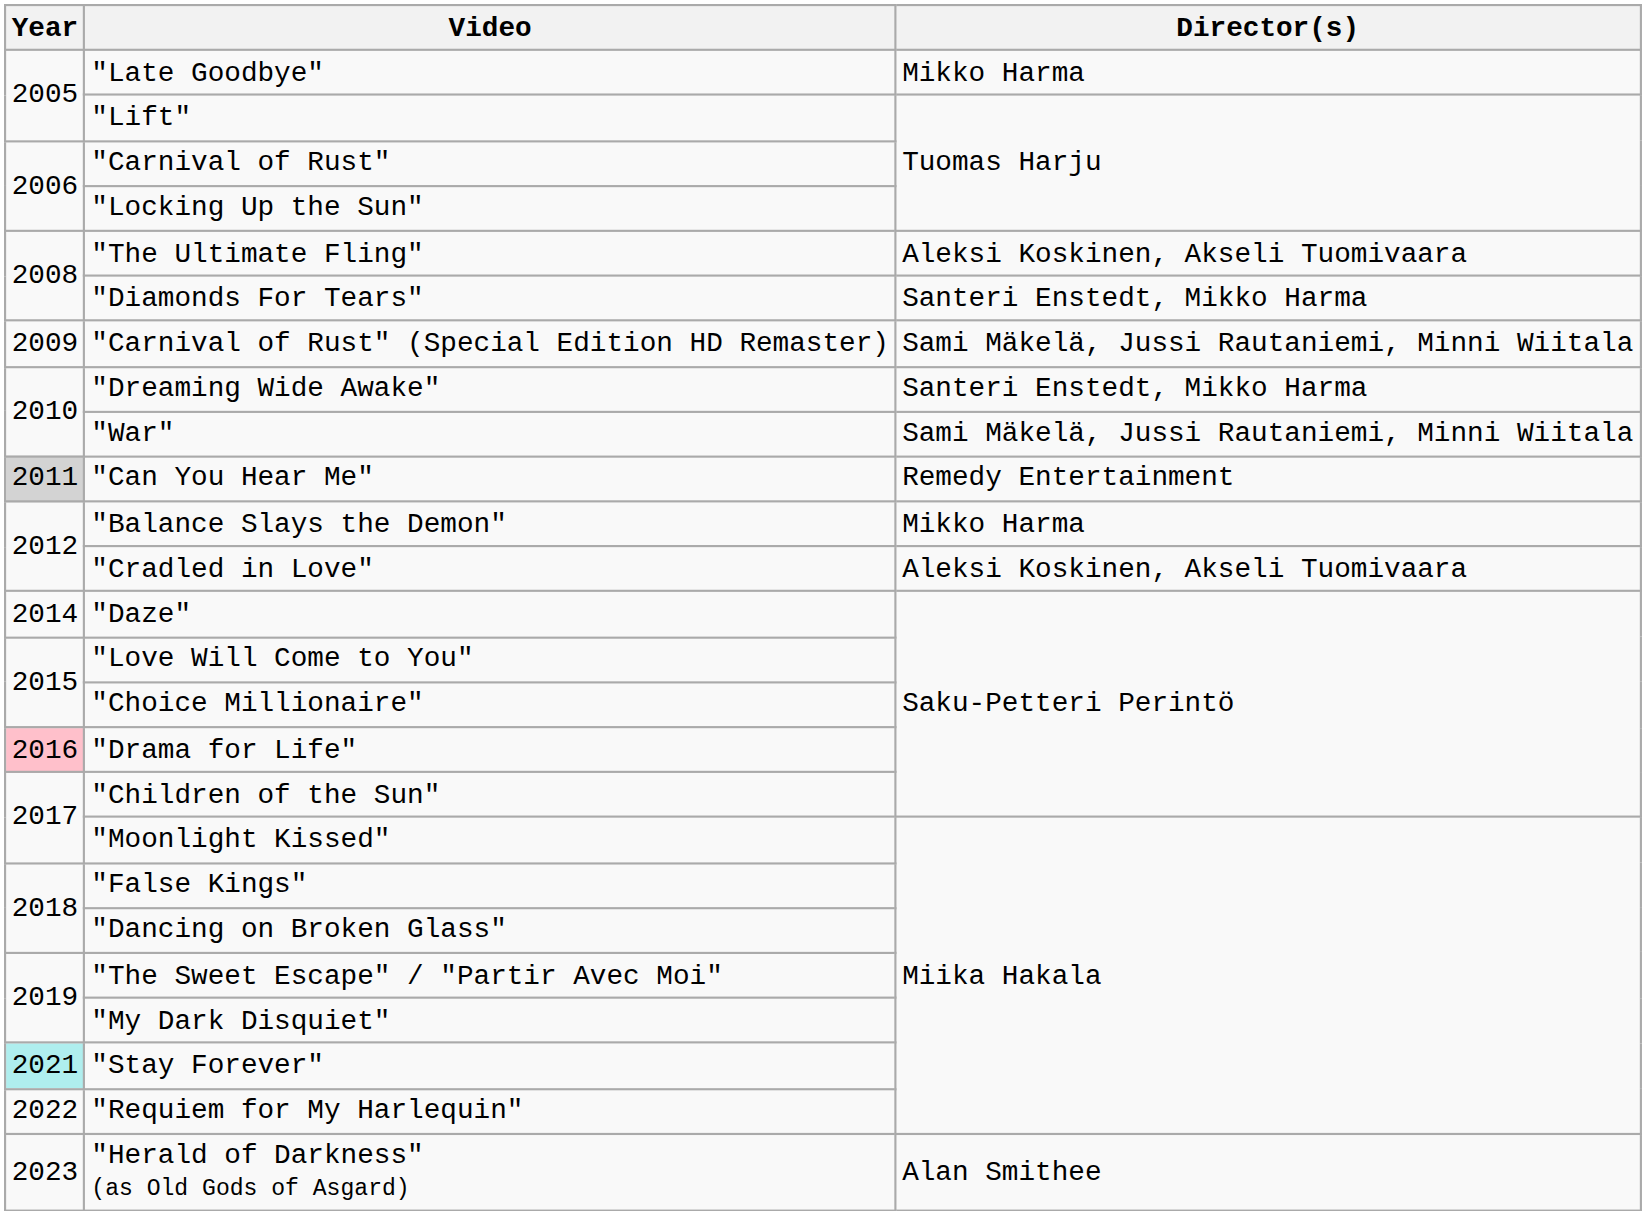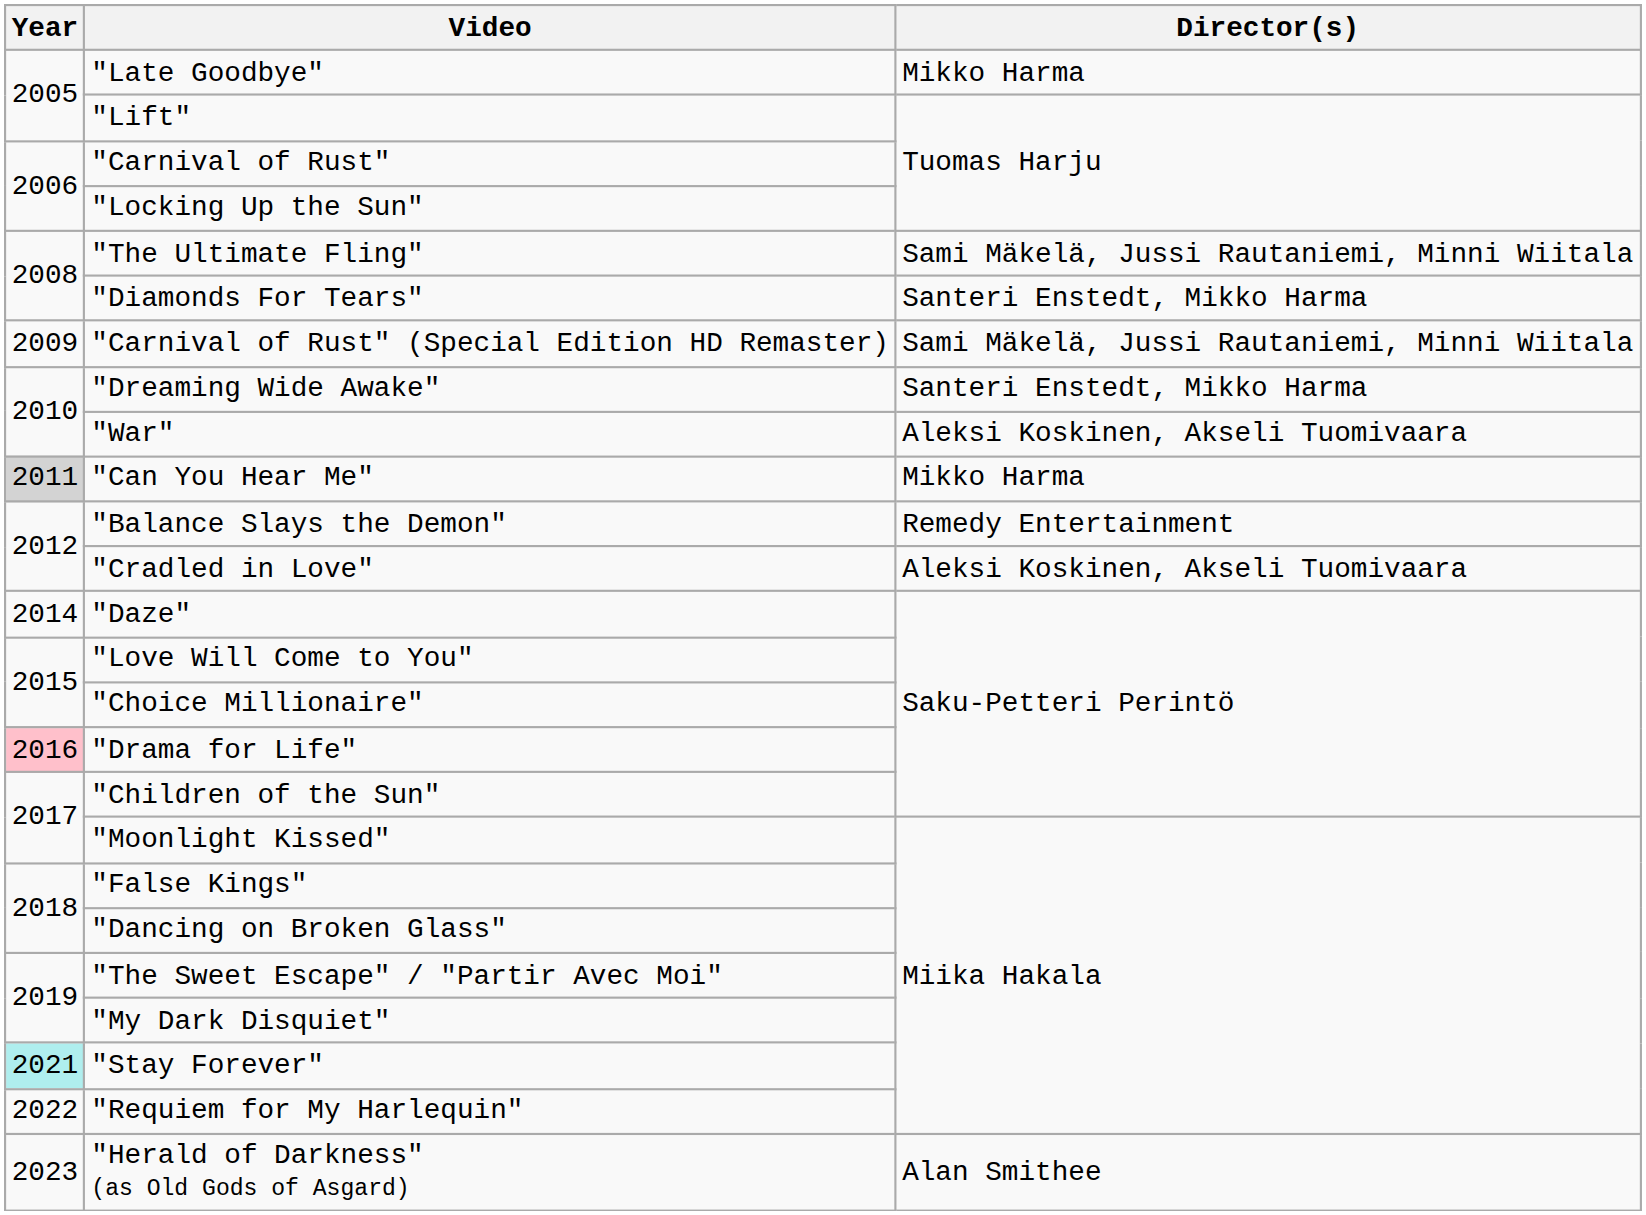(1185, 253) Aleksi Koskinen, Akseli Tuomivaara -> (1268, 253) Sami Mäkelä, Jussi Rautaniemi, Minni Wiitala
(1268, 434) Sami Mäkelä, Jussi Rautaniemi, Minni Wiitala -> (1185, 434) Aleksi Koskinen, Akseli Tuomivaara
(1068, 479) Remedy Entertainment -> (994, 479) Mikko Harma
(994, 524) Mikko Harma -> (1068, 524) Remedy Entertainment
